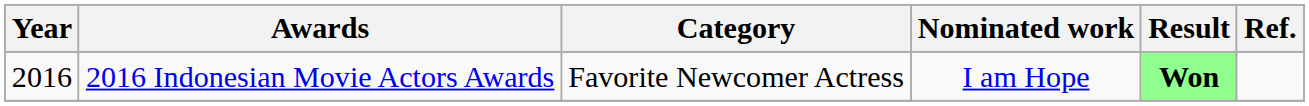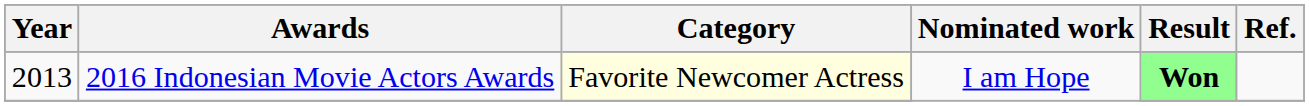(42, 76) 2016 -> (42, 76) 2013
(736, 76) no background -> (736, 76) lightyellow background
